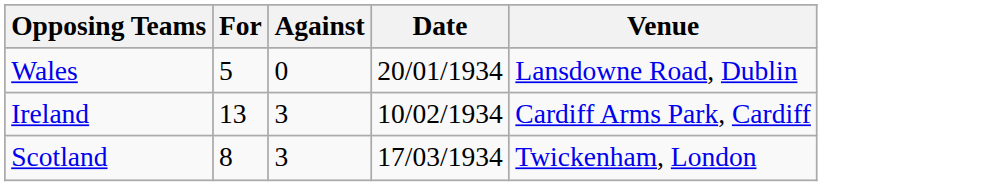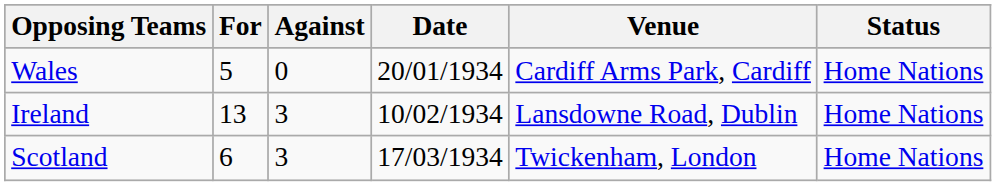+ column: (903, 26)
(656, 69) Lansdowne Road, Dublin -> (663, 69) Cardiff Arms Park, Cardiff
(663, 113) Cardiff Arms Park, Cardiff -> (656, 113) Lansdowne Road, Dublin
(226, 157) 8 -> (226, 157) 6
